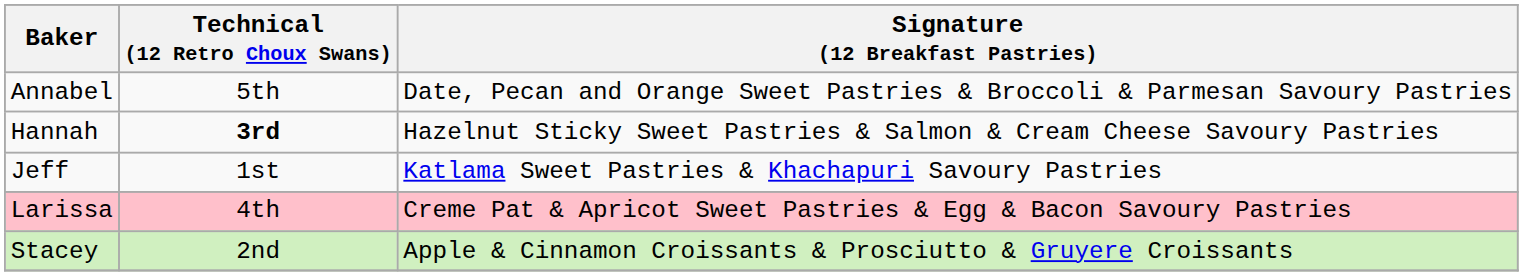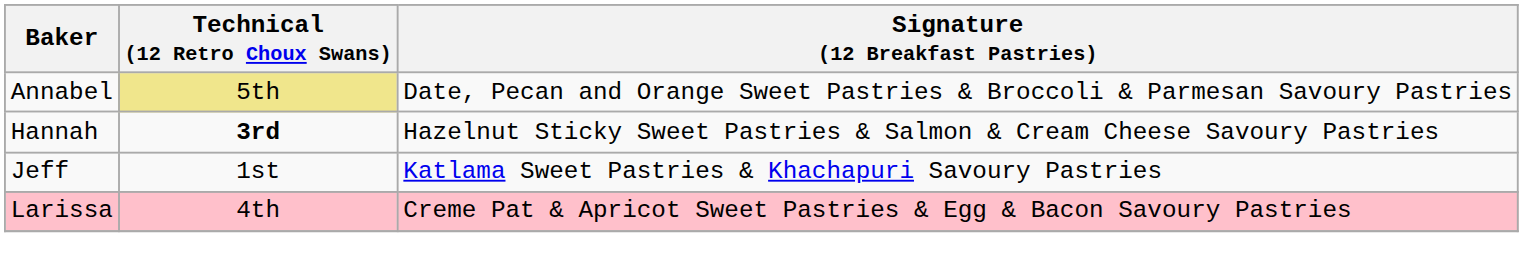(258, 92) no background -> (258, 92) khaki background
- row: (54, 251)
